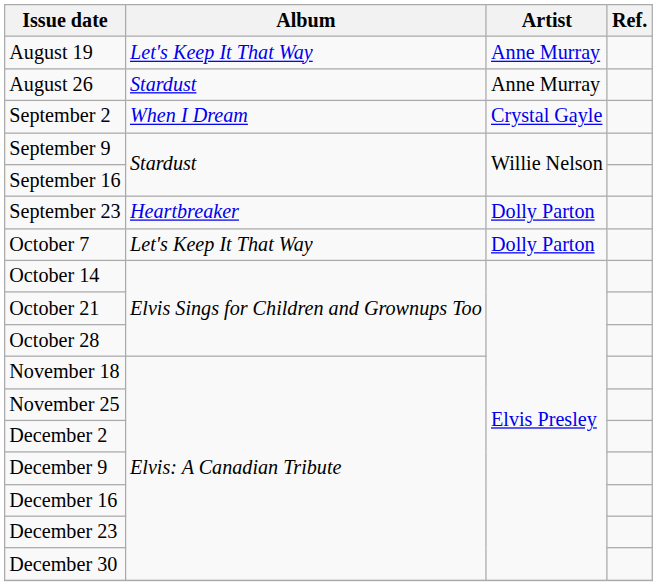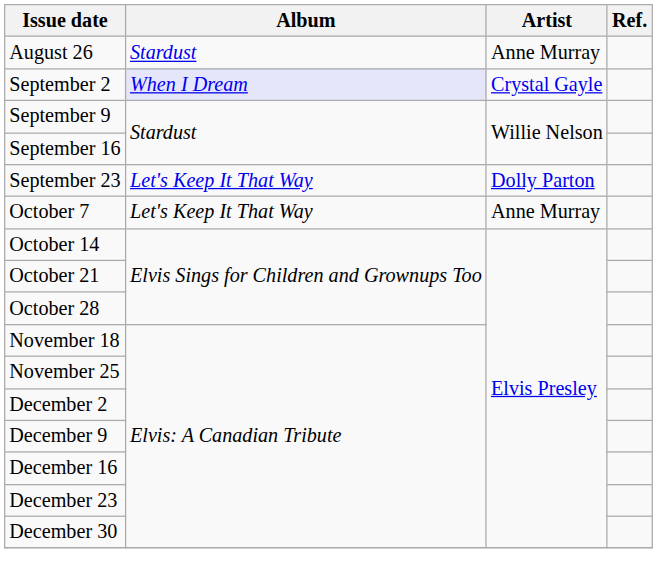- row: (51, 52)
(189, 116) no background -> (189, 84) lavender background
(184, 212) Heartbreaker -> (221, 180) Let's Keep It That Way
(543, 244) Dolly Parton -> (546, 212) Anne Murray
